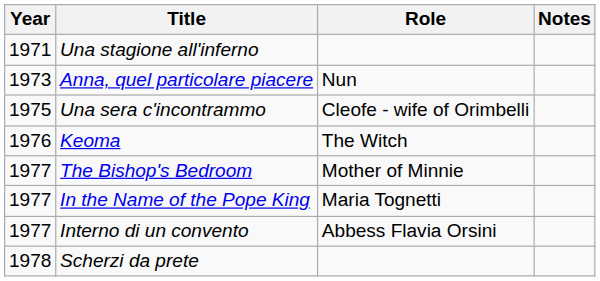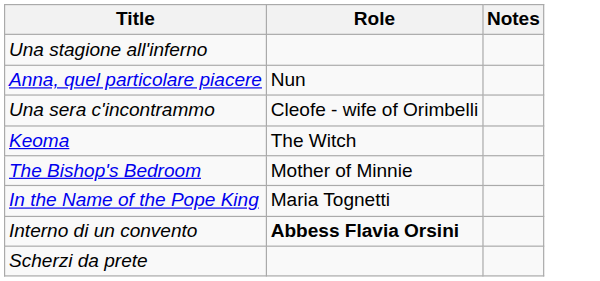- column: (30, 19)
(409, 230) normal -> (365, 230) bold
